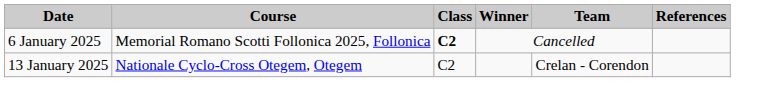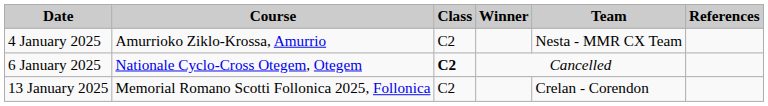+ row: (54, 40)
(273, 40) Memorial Romano Scotti Follonica 2025, Follonica -> (239, 64) Nationale Cyclo-Cross Otegem, Otegem
(239, 64) Nationale Cyclo-Cross Otegem, Otegem -> (273, 88) Memorial Romano Scotti Follonica 2025, Follonica
